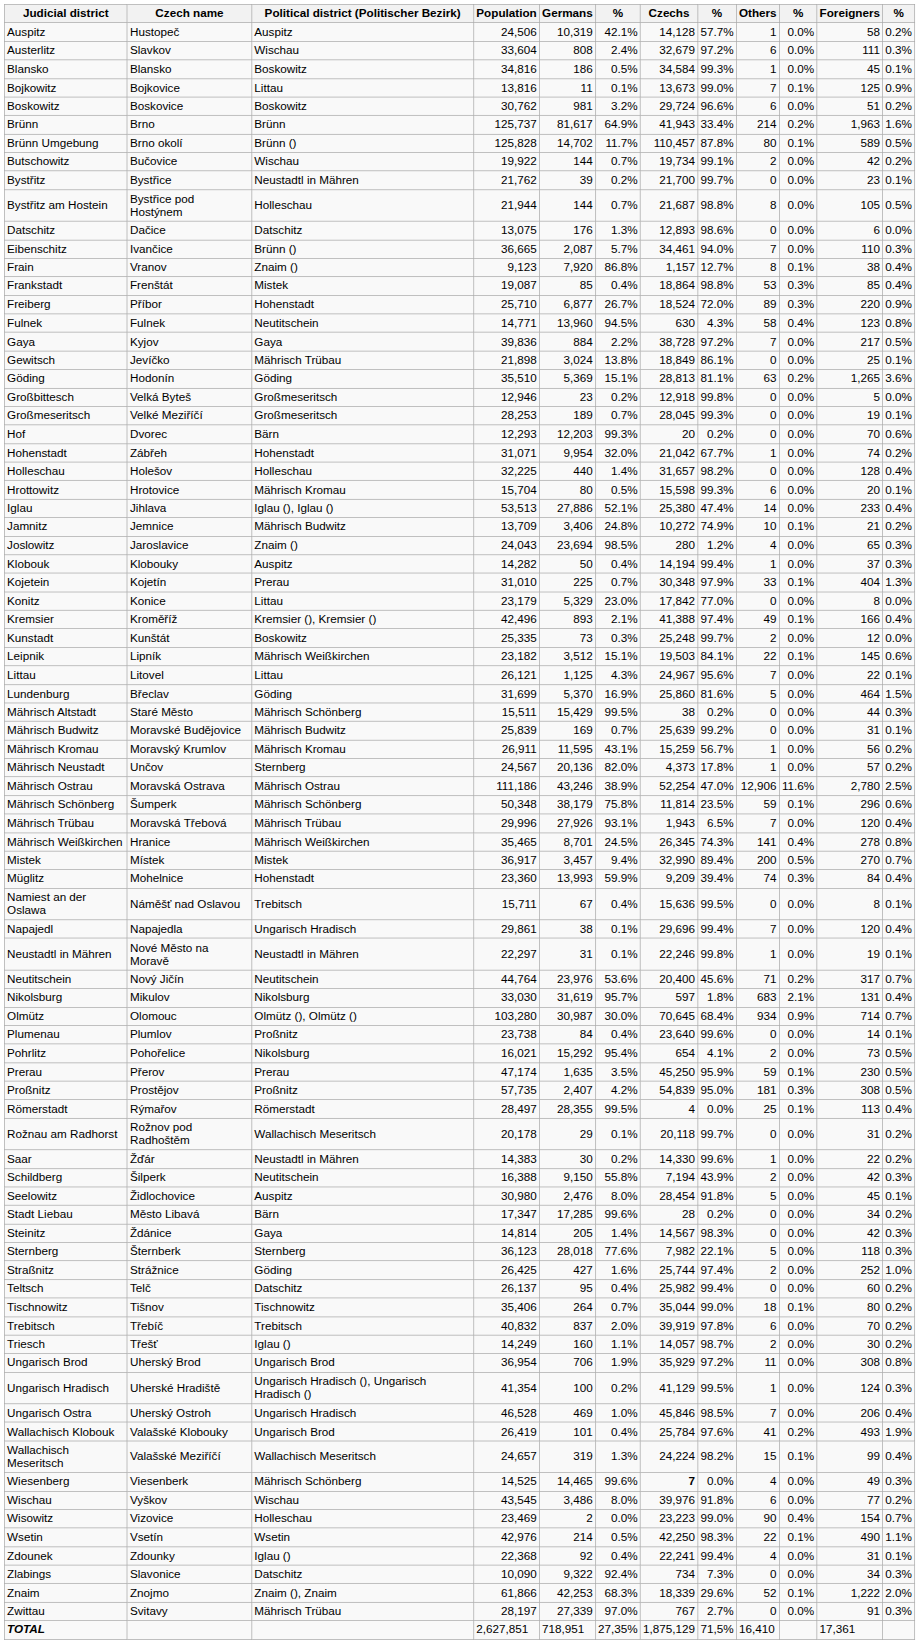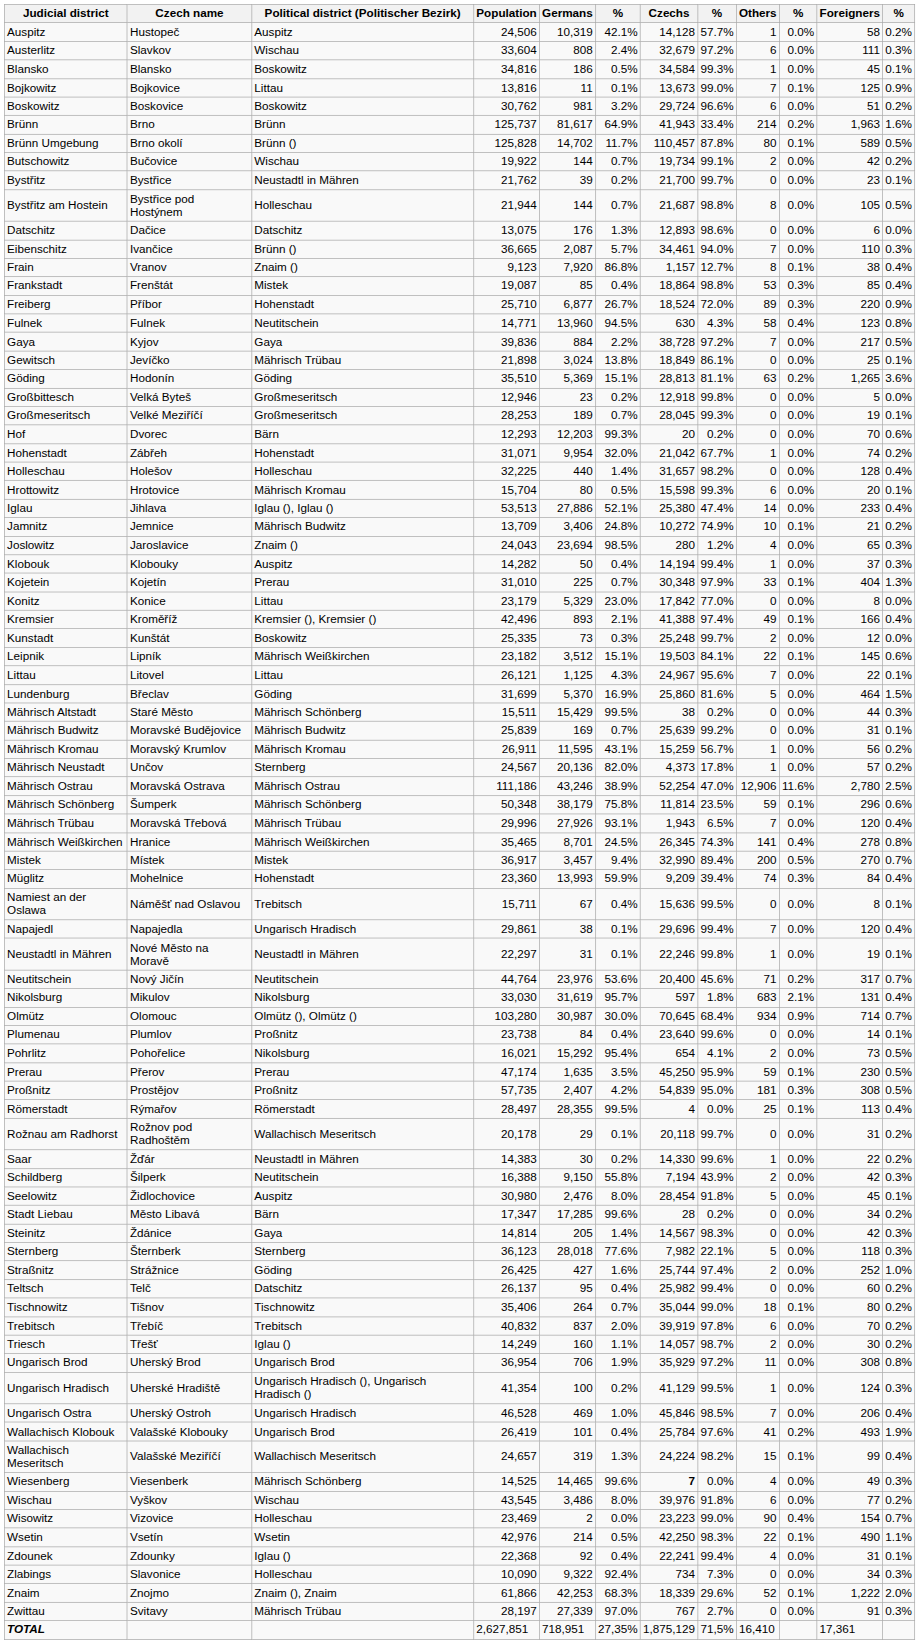(278, 1574) Datschitz -> (283, 1574) Holleschau
